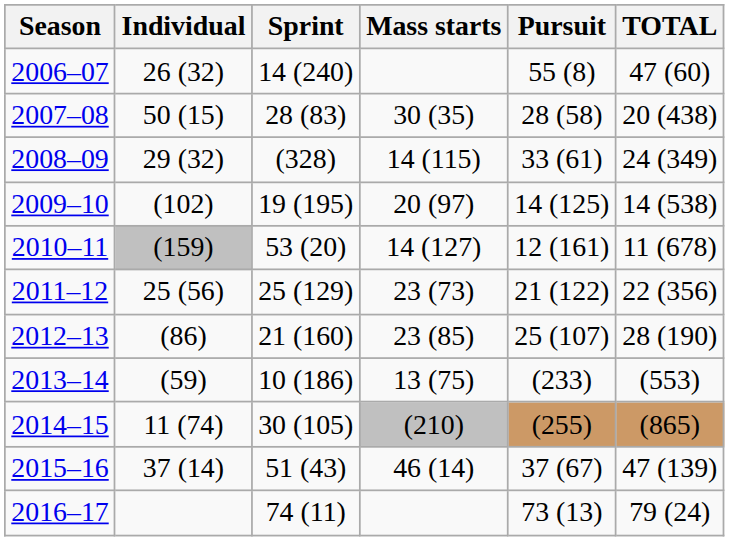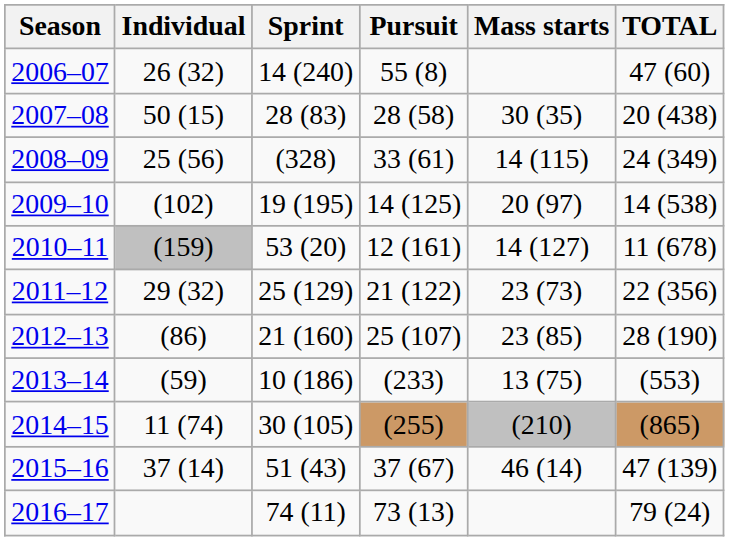columns swapped: (562, 26) <-> (434, 26)
(183, 159) 29 (32) -> (183, 159) 25 (56)
(183, 291) 25 (56) -> (183, 291) 29 (32)
